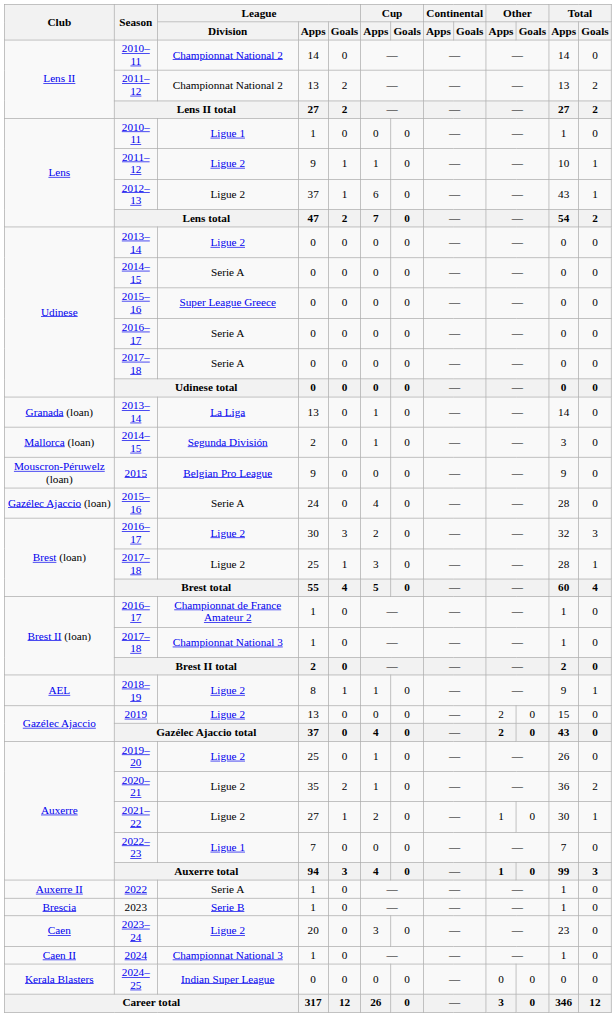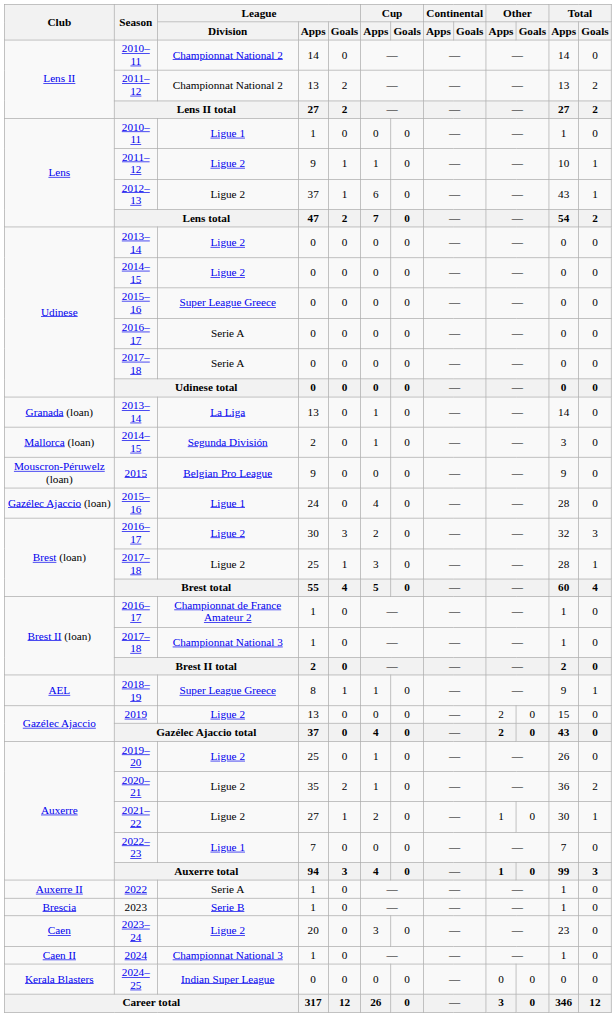(228, 272) Serie A -> (228, 272) Ligue 2
(228, 503) Serie A -> (228, 503) Ligue 1
(228, 690) Ligue 2 -> (228, 690) Super League Greece
